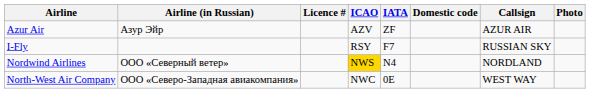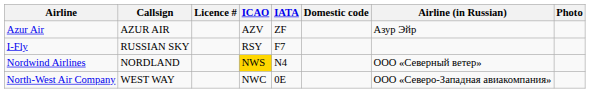columns swapped: (209, 12) <-> (517, 12)
